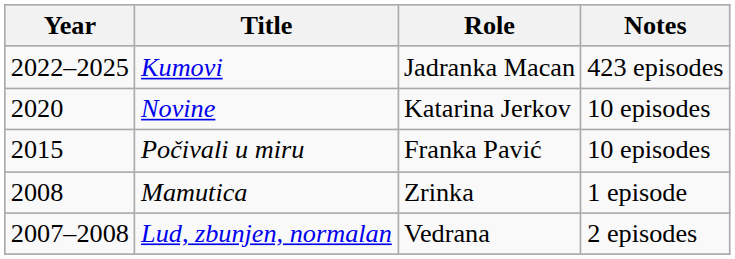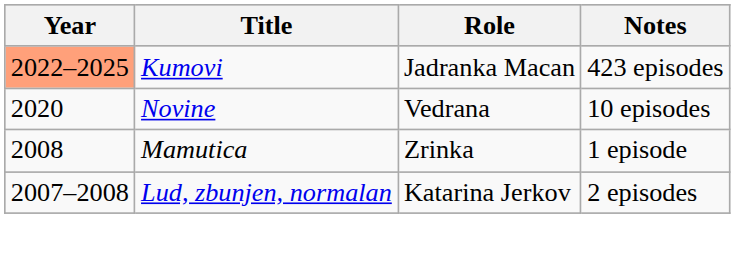(70, 66) no background -> (70, 66) lightsalmon background
(487, 108) Katarina Jerkov -> (447, 108) Vedrana
- row: (223, 150)
(447, 233) Vedrana -> (487, 191) Katarina Jerkov
